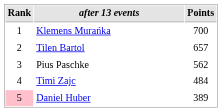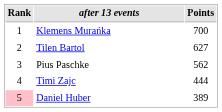(201, 47) 657 -> (201, 47) 627
(201, 81) 484 -> (201, 81) 444
